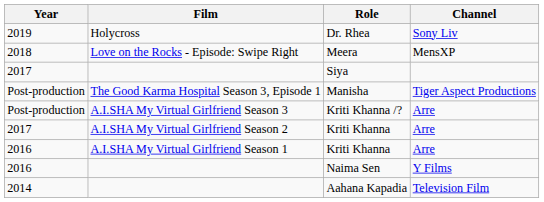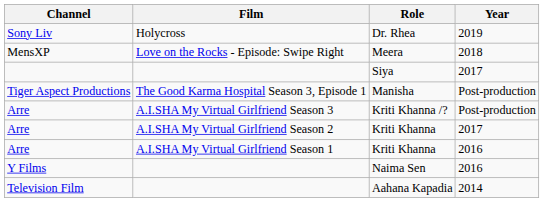columns swapped: (46, 14) <-> (474, 14)
